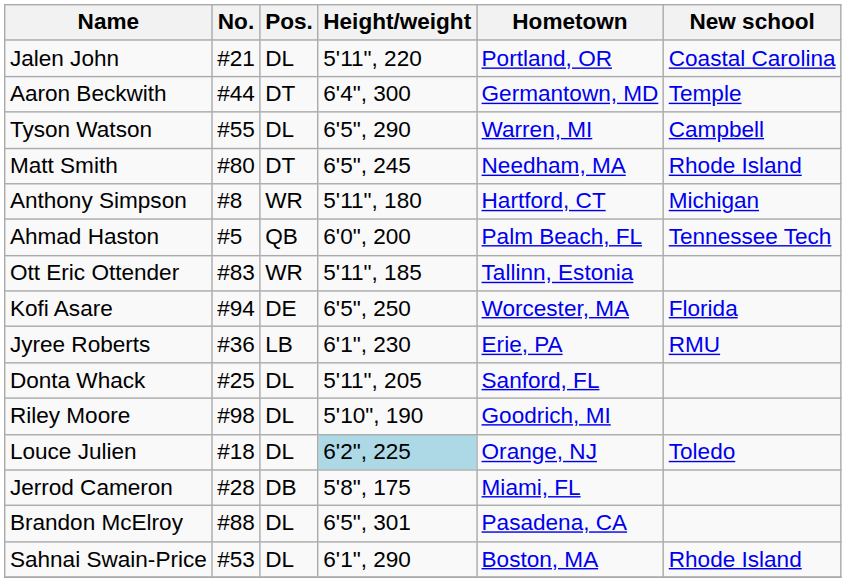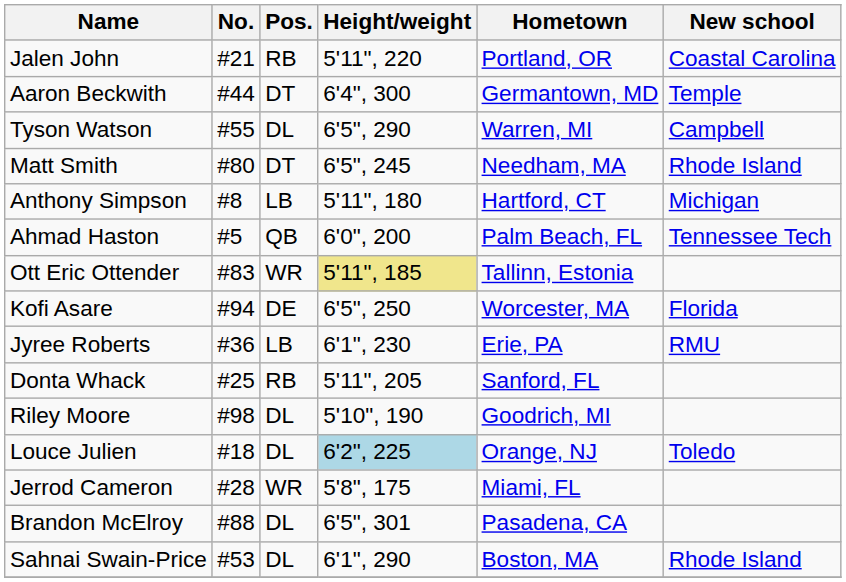(280, 58) DL -> (281, 58) RB
(284, 201) WR -> (279, 201) LB
(373, 272) no background -> (373, 272) khaki background
(280, 380) DL -> (281, 380) RB
(281, 487) DB -> (284, 487) WR
